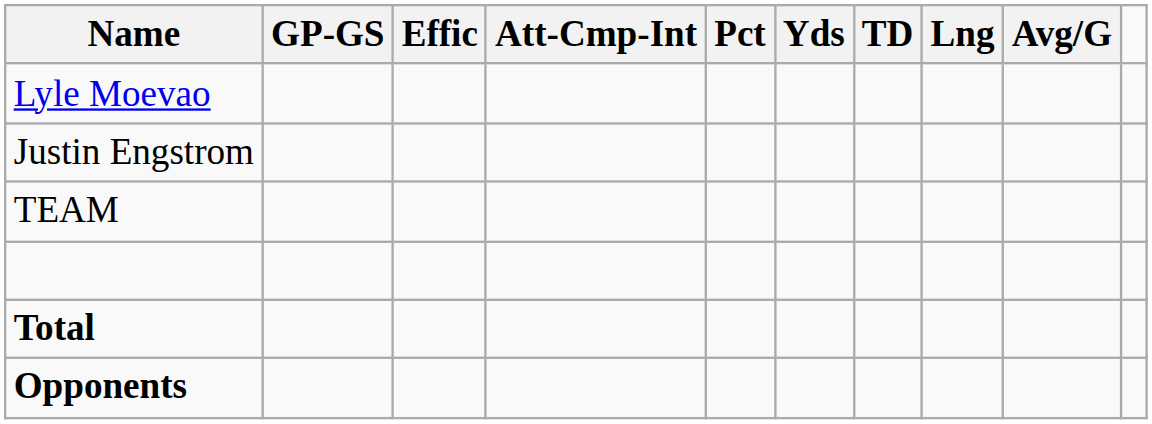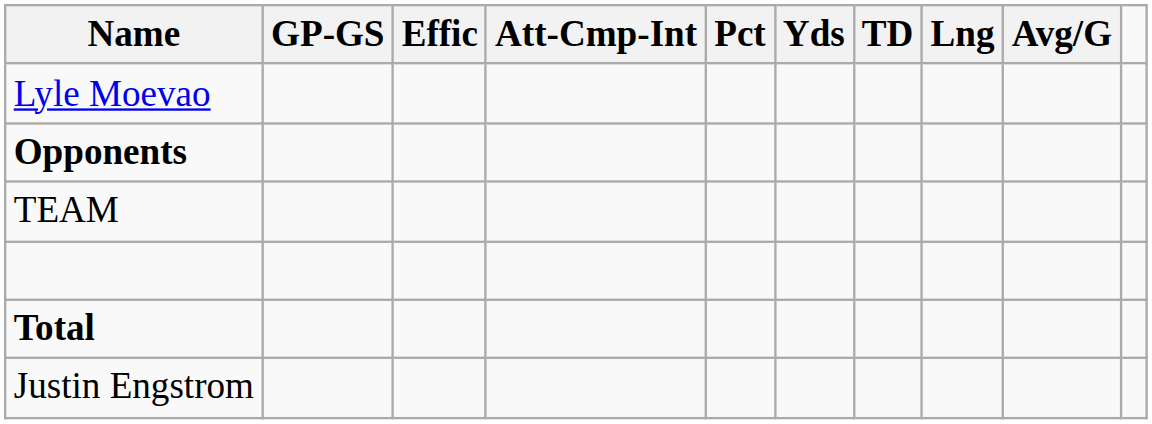rows swapped: (134, 151) <-> (100, 387)
